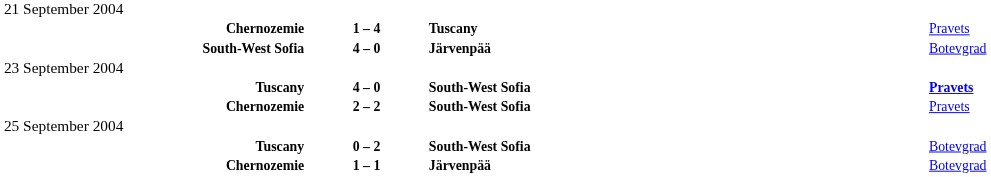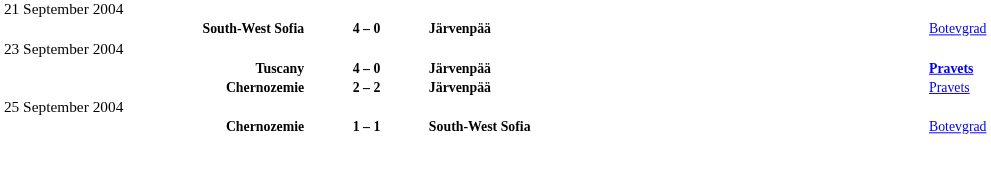- row: (265, 29)
(480, 87) South-West Sofia -> (460, 68) Järvenpää
(480, 106) South-West Sofia -> (460, 87) Järvenpää
- row: (280, 146)
(460, 165) Järvenpää -> (480, 127) South-West Sofia
